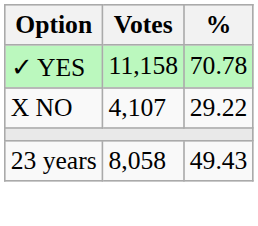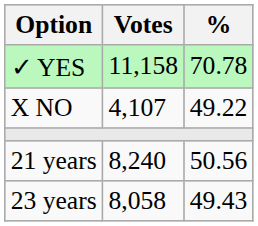(219, 107) 29.22 -> (219, 107) 49.22
+ row: (54, 160)
